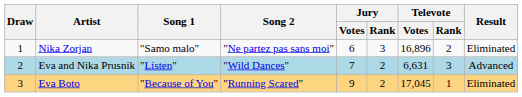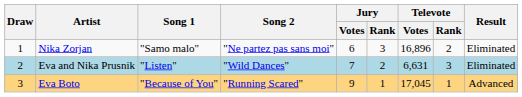(491, 65) Advanced -> (491, 65) Eliminated
(382, 83) 2 -> (382, 83) 1
(491, 83) Eliminated -> (491, 83) Advanced
